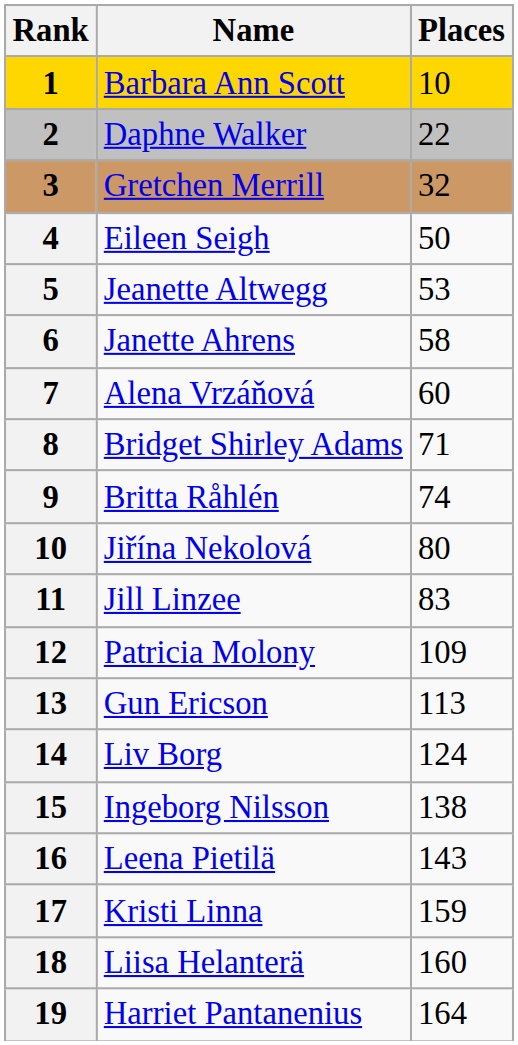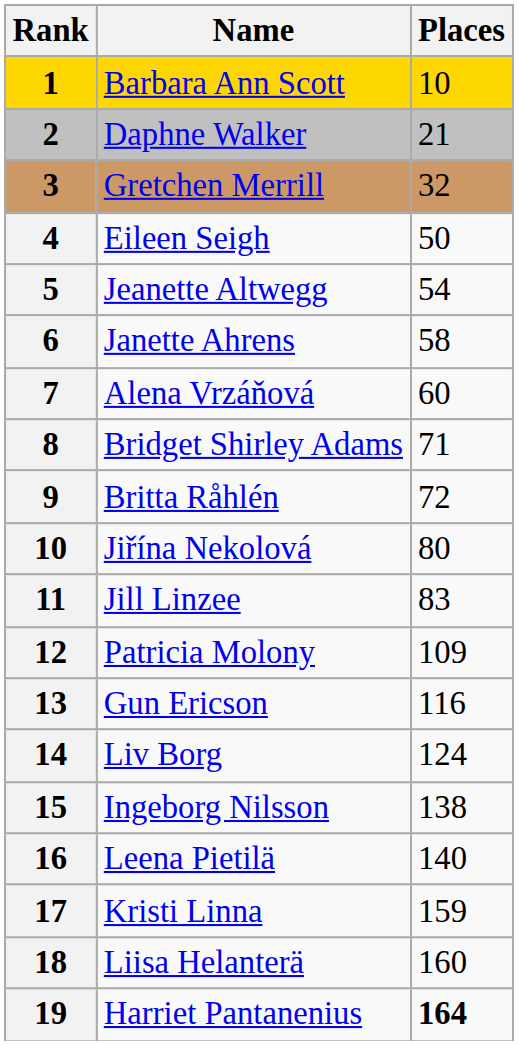(434, 133) 22 -> (434, 133) 21
(434, 289) 53 -> (434, 289) 54
(434, 496) 74 -> (434, 496) 72
(442, 703) 113 -> (442, 703) 116
(443, 858) 143 -> (443, 858) 140
(443, 1013) normal -> (443, 1013) bold
